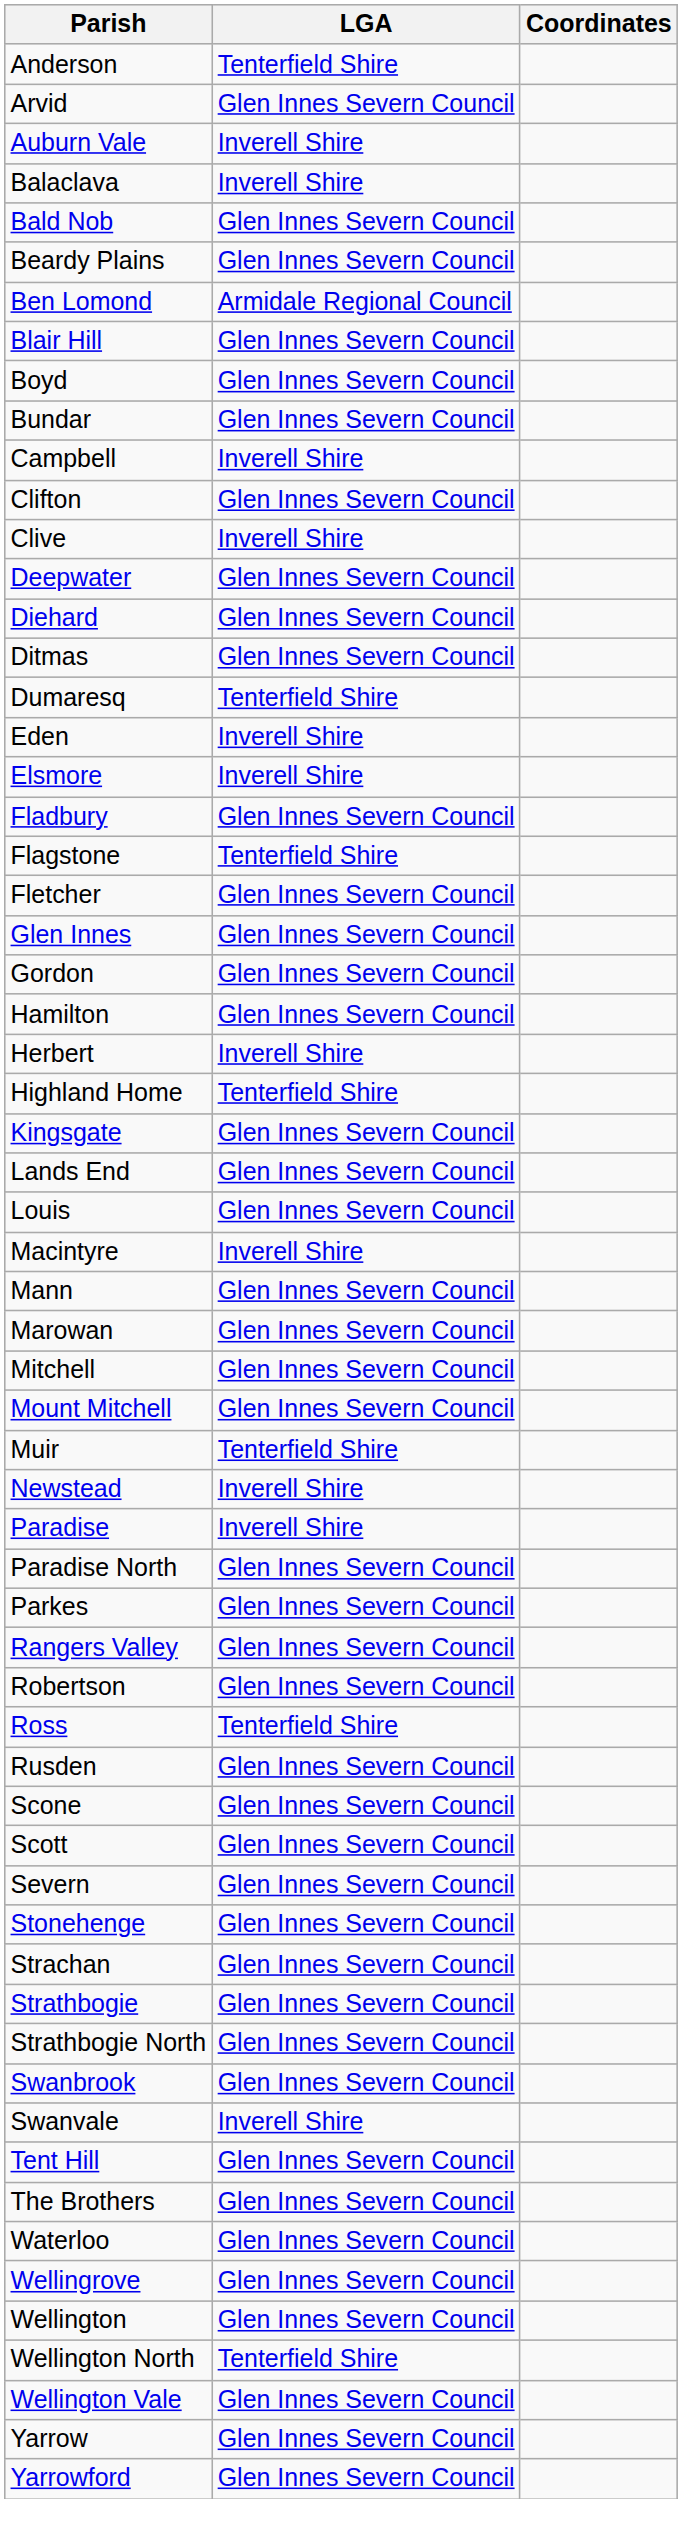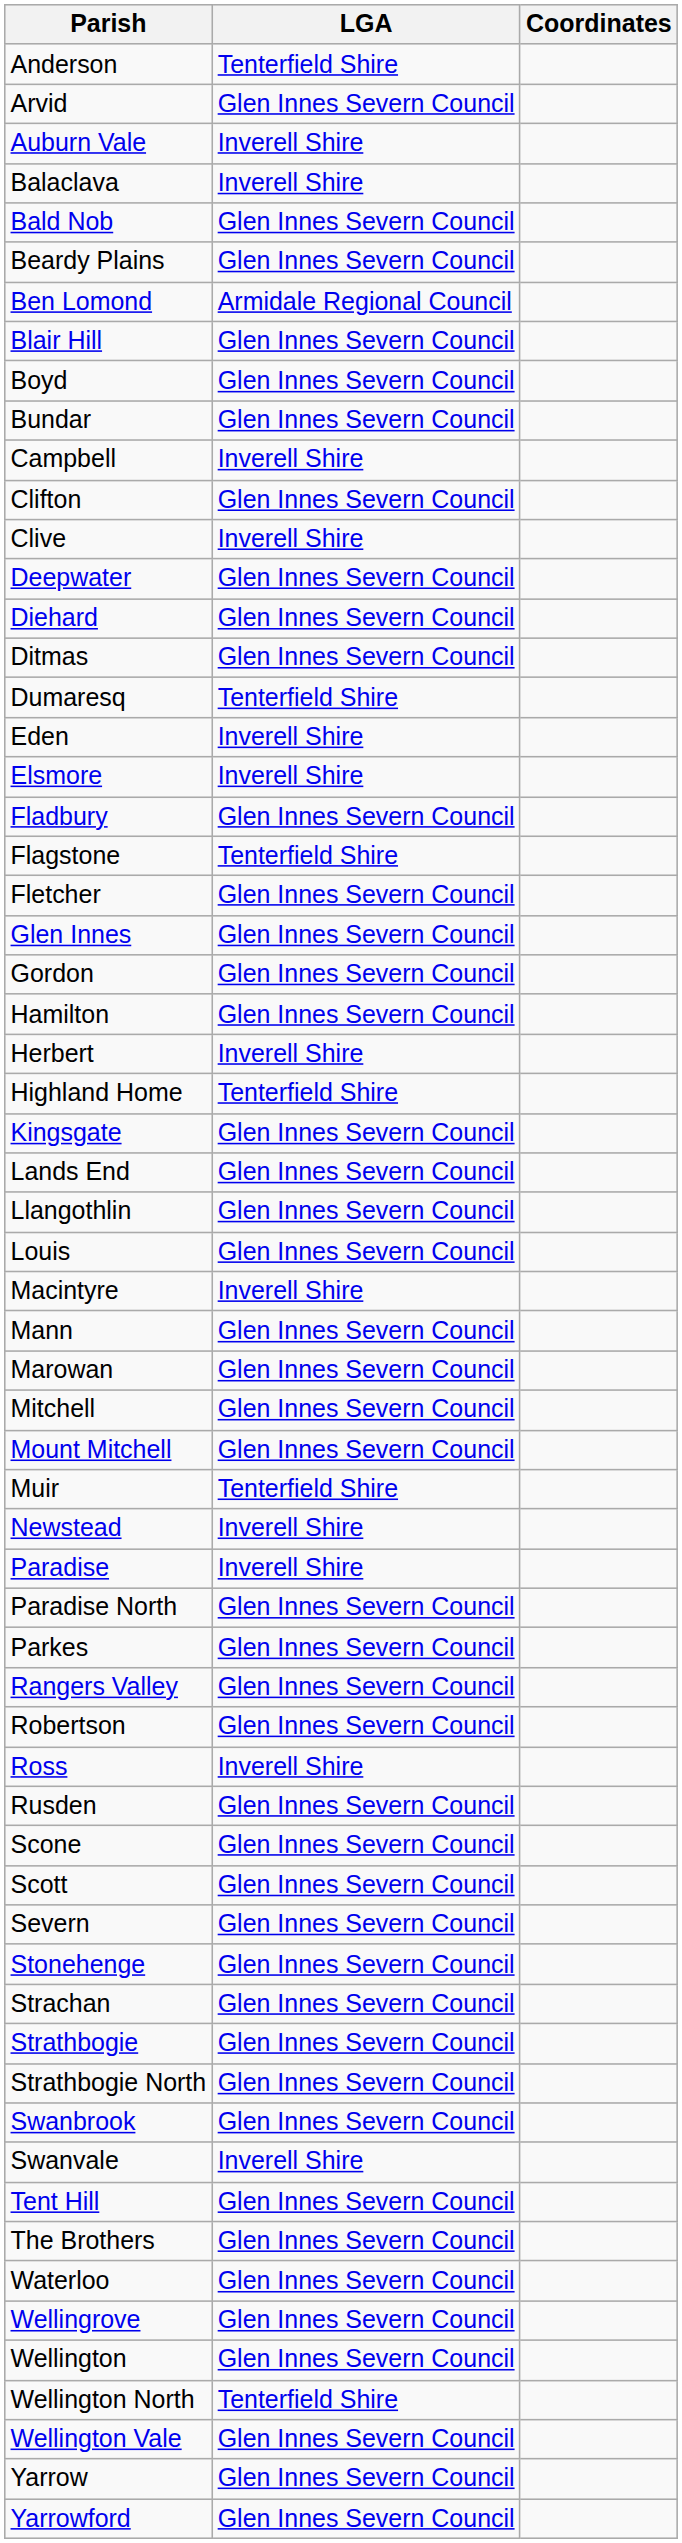+ row: (71, 1211)
(308, 1726) Tenterfield Shire -> (291, 1766) Inverell Shire
